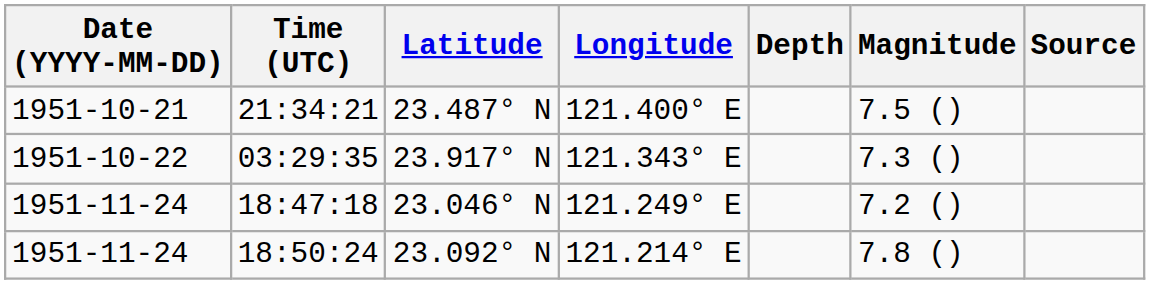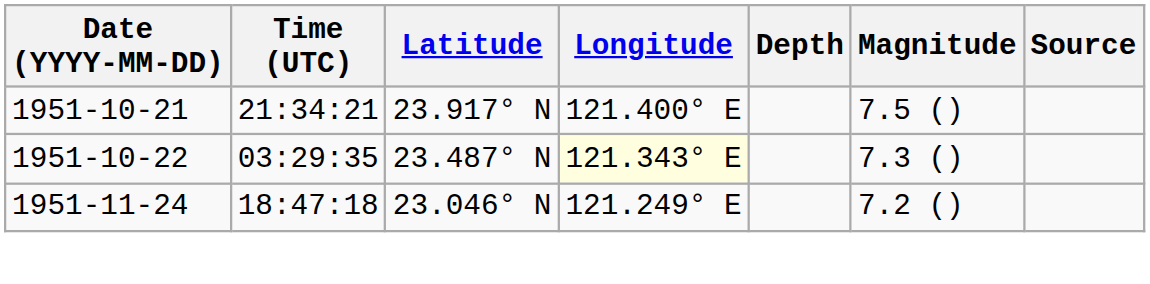(472, 111) 23.487° N -> (472, 111) 23.917° N
(472, 159) 23.917° N -> (472, 159) 23.487° N
(654, 159) no background -> (654, 159) lightyellow background
- row: (308, 255)
